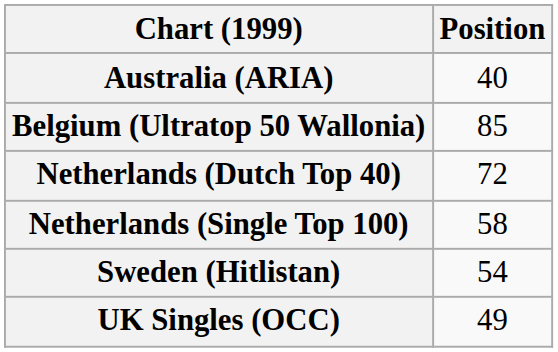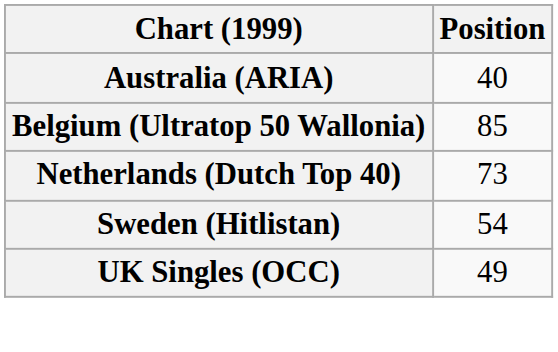(492, 175) 72 -> (492, 175) 73
- row: (219, 223)
